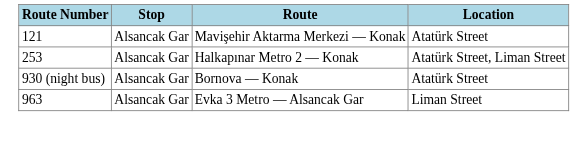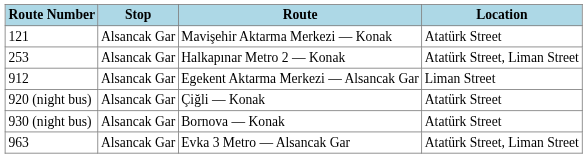+ row: (300, 78)
+ row: (223, 100)
(447, 100) Liman Street -> (502, 142) Atatürk Street, Liman Street
